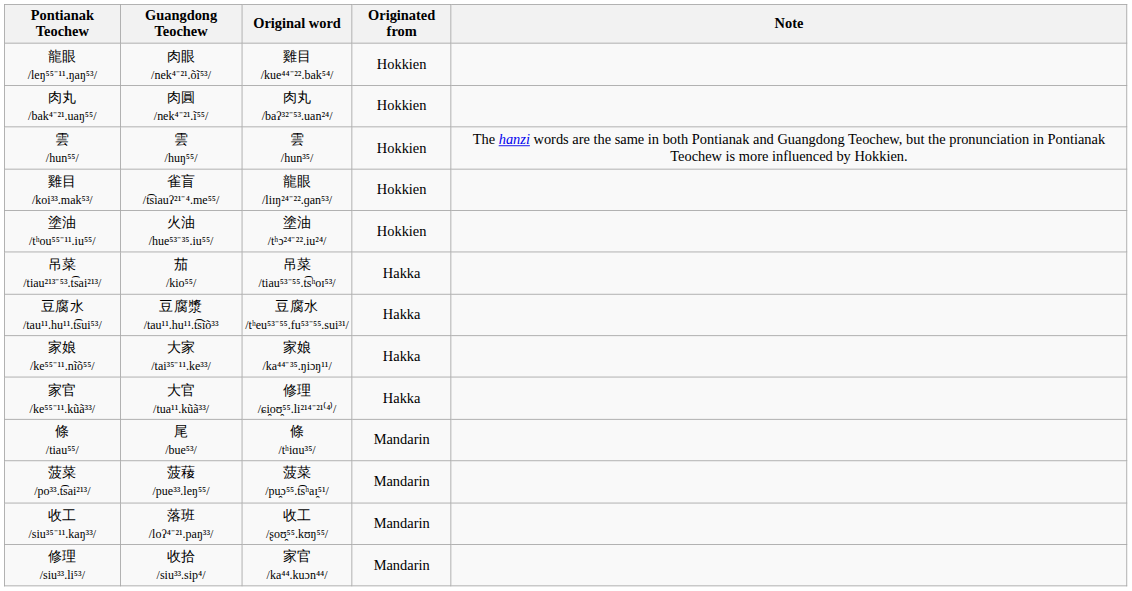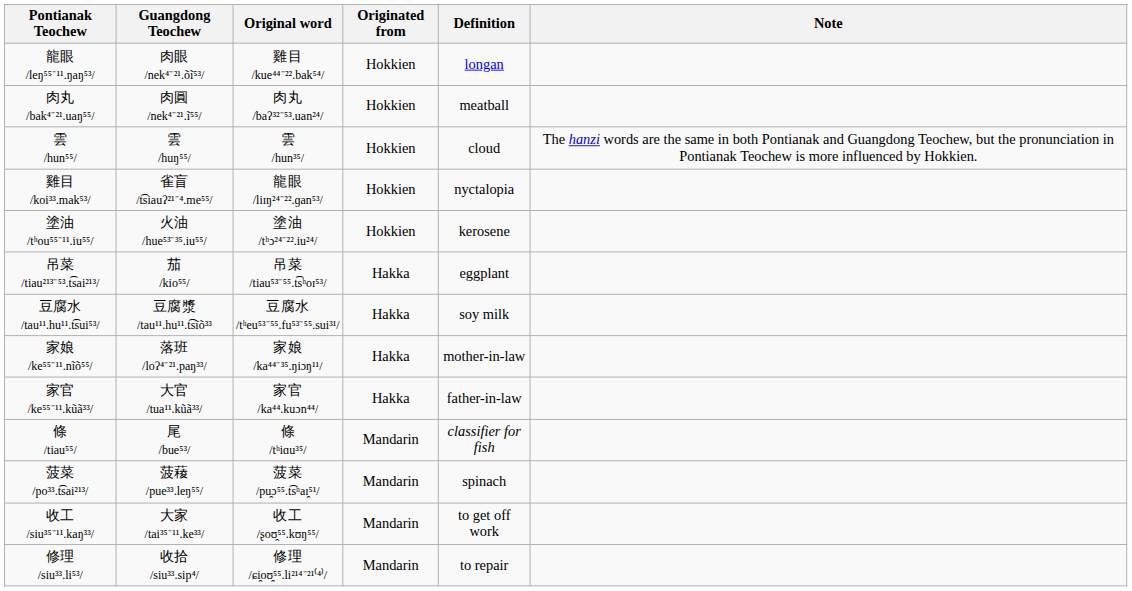+ column: (484, 24)
(181, 357) 大家 /tai³⁵⁻¹¹.ke³³/ -> (174, 357) 落班 /loʔ⁴⁻²¹.paŋ³³/
(297, 398) 修理 /ɕi̯oʊ̯⁵⁵.li²¹⁴⁻²¹⁽⁴⁾/ -> (288, 398) 家官 /ka⁴⁴.kuɔn⁴⁴/
(181, 523) 落班 /loʔ⁴⁻²¹.paŋ³³/ -> (174, 523) 大家 /tai³⁵⁻¹¹.ke³³/
(297, 565) 家官 /ka⁴⁴.kuɔn⁴⁴/ -> (288, 565) 修理 /ɕi̯oʊ̯⁵⁵.li²¹⁴⁻²¹⁽⁴⁾/
